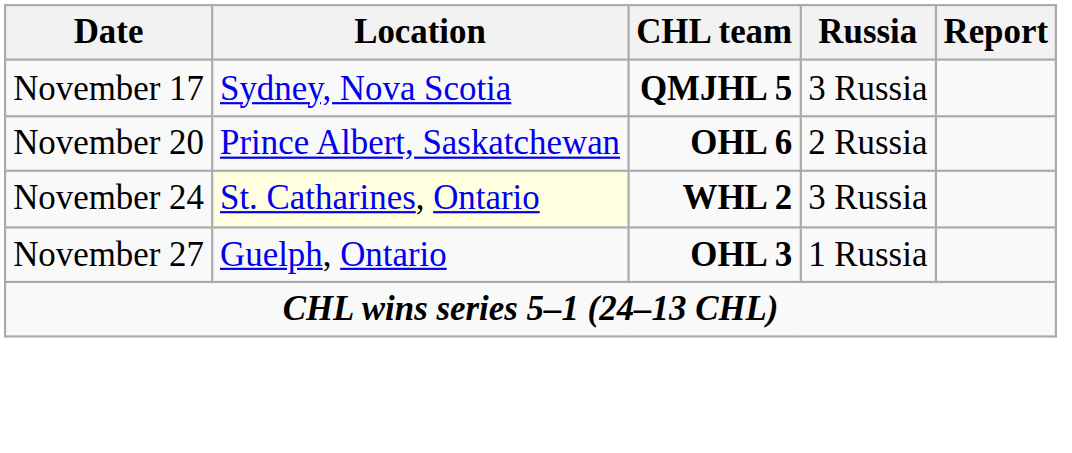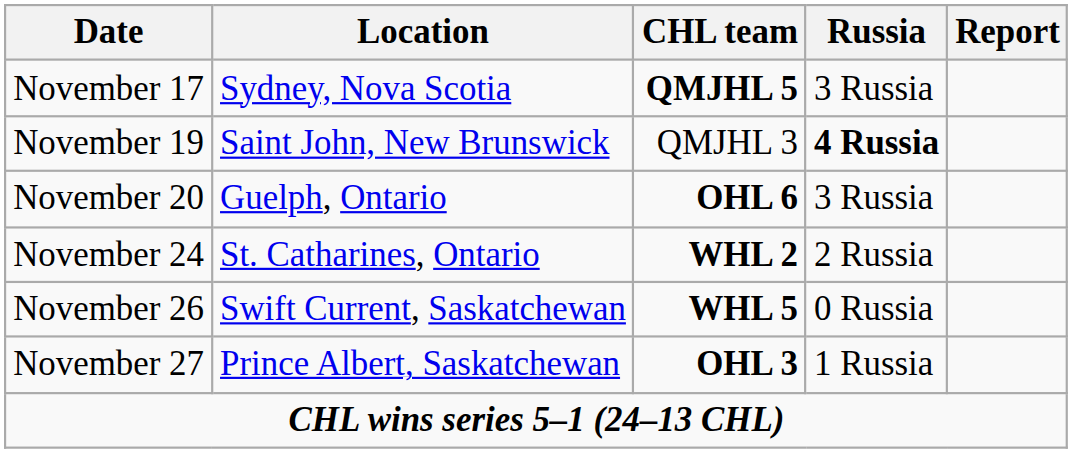+ row: (109, 142)
(420, 142) Prince Albert, Saskatchewan -> (333, 198) Guelph, Ontario
(868, 142) 2 Russia -> (874, 198) 3 Russia
(380, 198) lightyellow background -> (380, 253) no background
(868, 198) 3 Russia -> (874, 253) 2 Russia
+ row: (109, 308)
(333, 253) Guelph, Ontario -> (420, 364) Prince Albert, Saskatchewan
